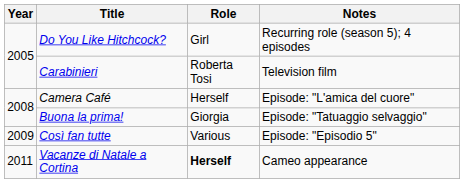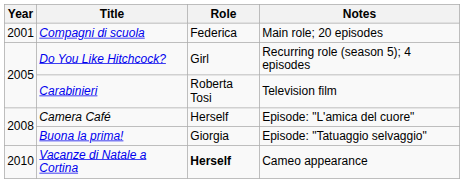+ row: (92, 33)
- row: (75, 136)
(20, 161) 2011 -> (20, 161) 2010
